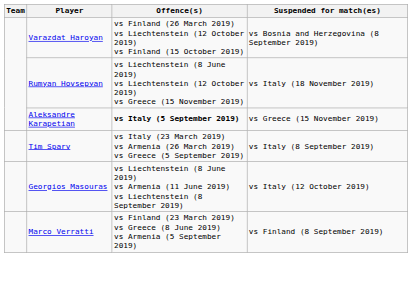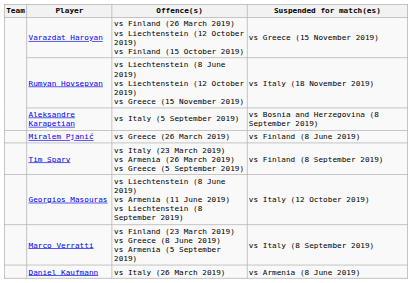(314, 37) vs Bosnia and Herzegovina (8 September 2019) -> (314, 37) vs Greece (15 November 2019)
(177, 119) bold -> (177, 119) normal
(314, 119) vs Greece (15 November 2019) -> (314, 119) vs Bosnia and Herzegovina (8 September 2019)
+ row: (61, 136)
(312, 146) vs Italy (8 September 2019) -> (316, 159) vs Finland (8 September 2019)
(316, 232) vs Finland (8 September 2019) -> (312, 245) vs Italy (8 September 2019)
+ row: (63, 271)
